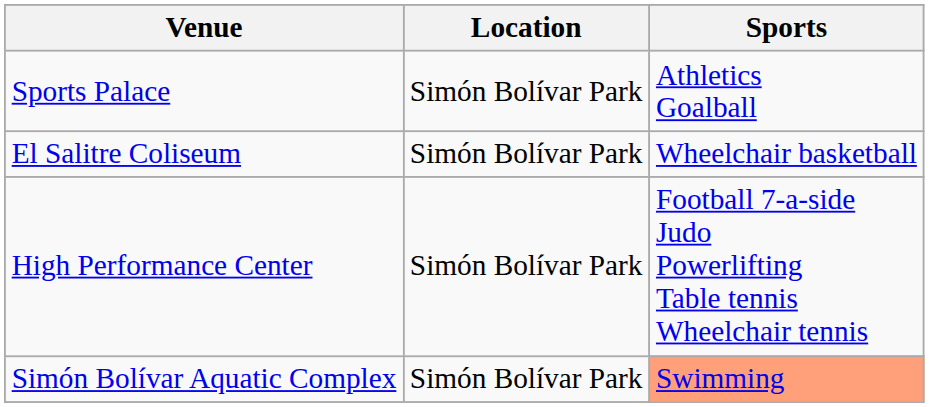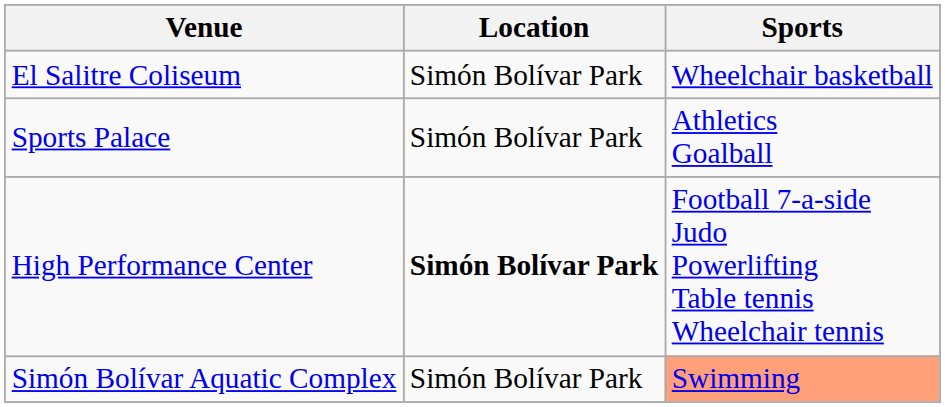rows swapped: (91, 90) <-> (126, 153)
(526, 265) normal -> (534, 265) bold
